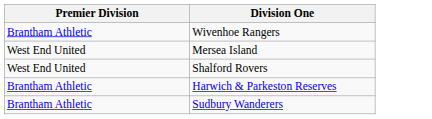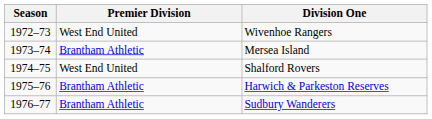+ column: (30, 13)
(49, 31) Brantham Athletic -> (98, 31) West End United
(46, 50) West End United -> (102, 50) Brantham Athletic
